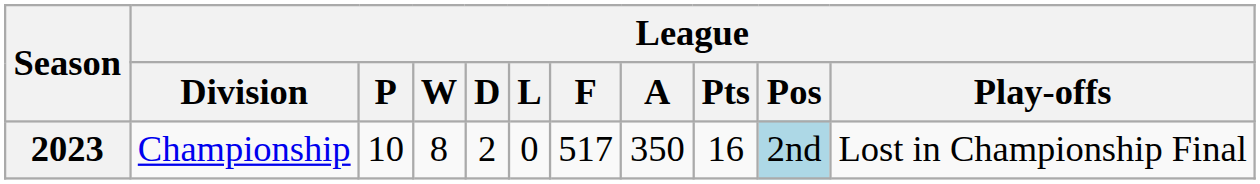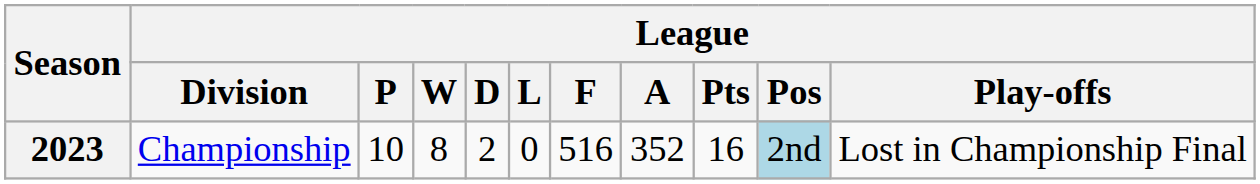(586, 149) 517 -> (586, 149) 516
(657, 149) 350 -> (657, 149) 352
